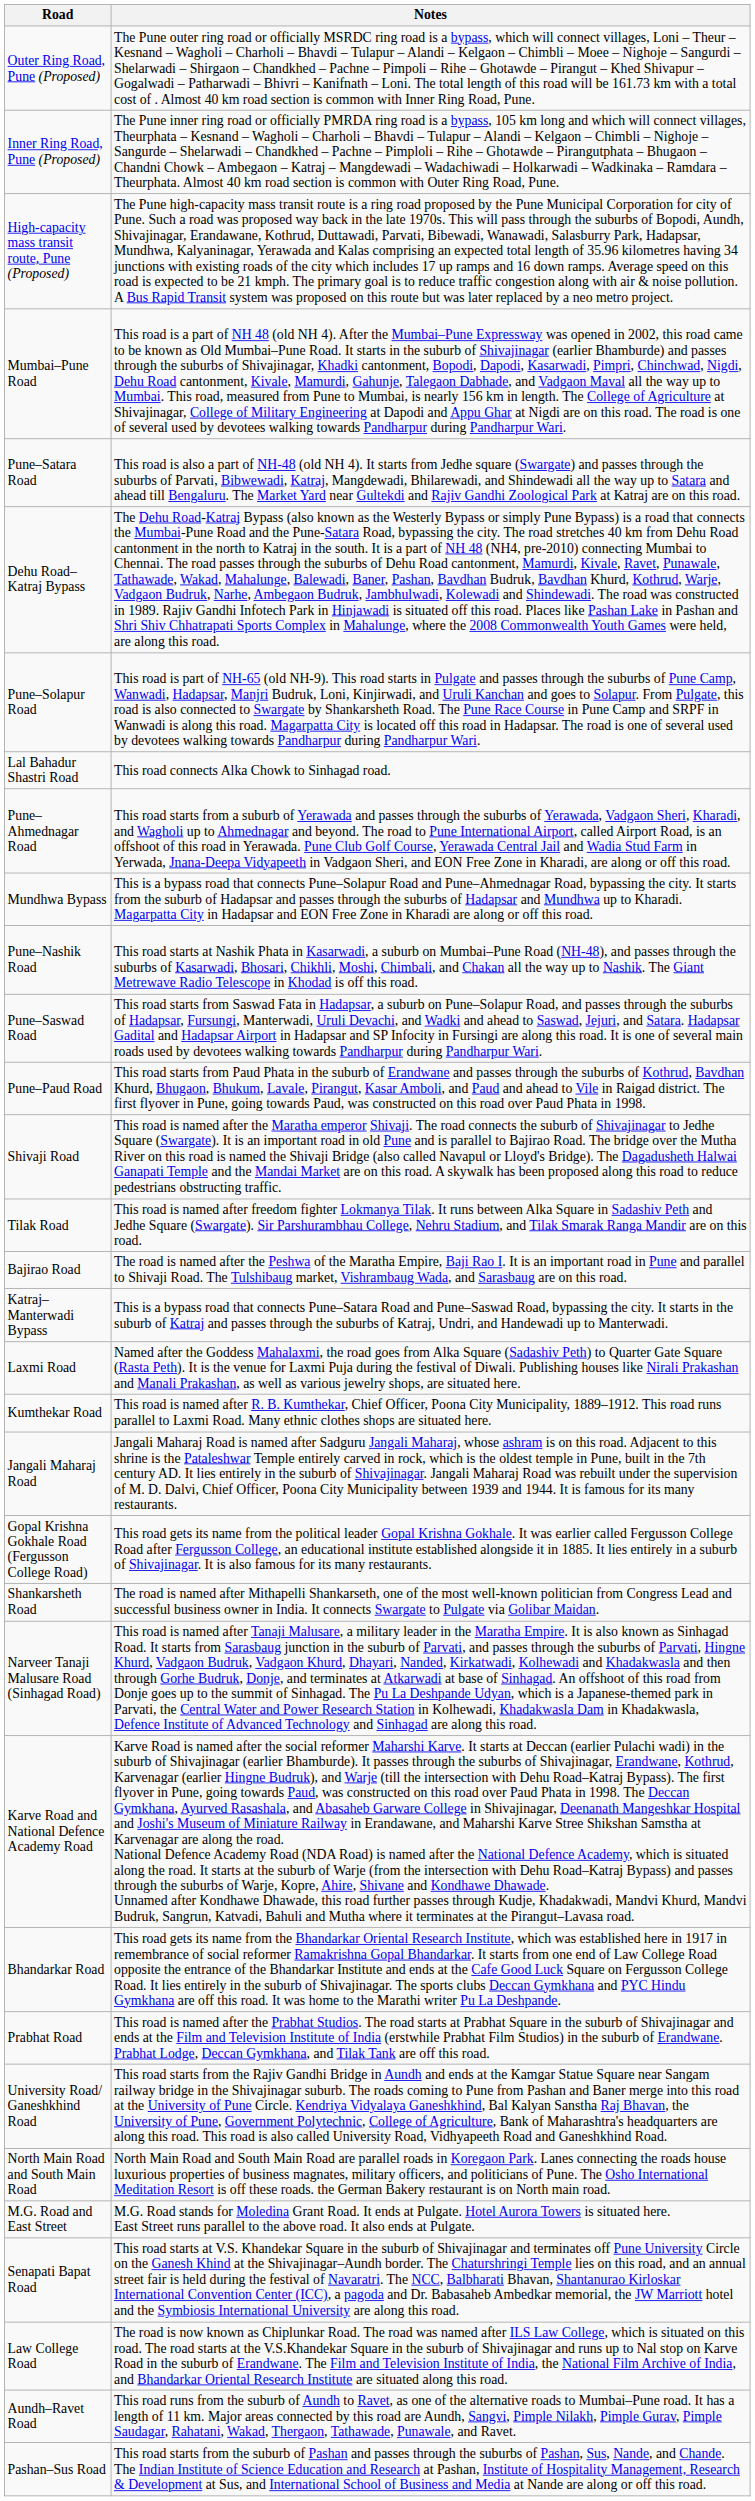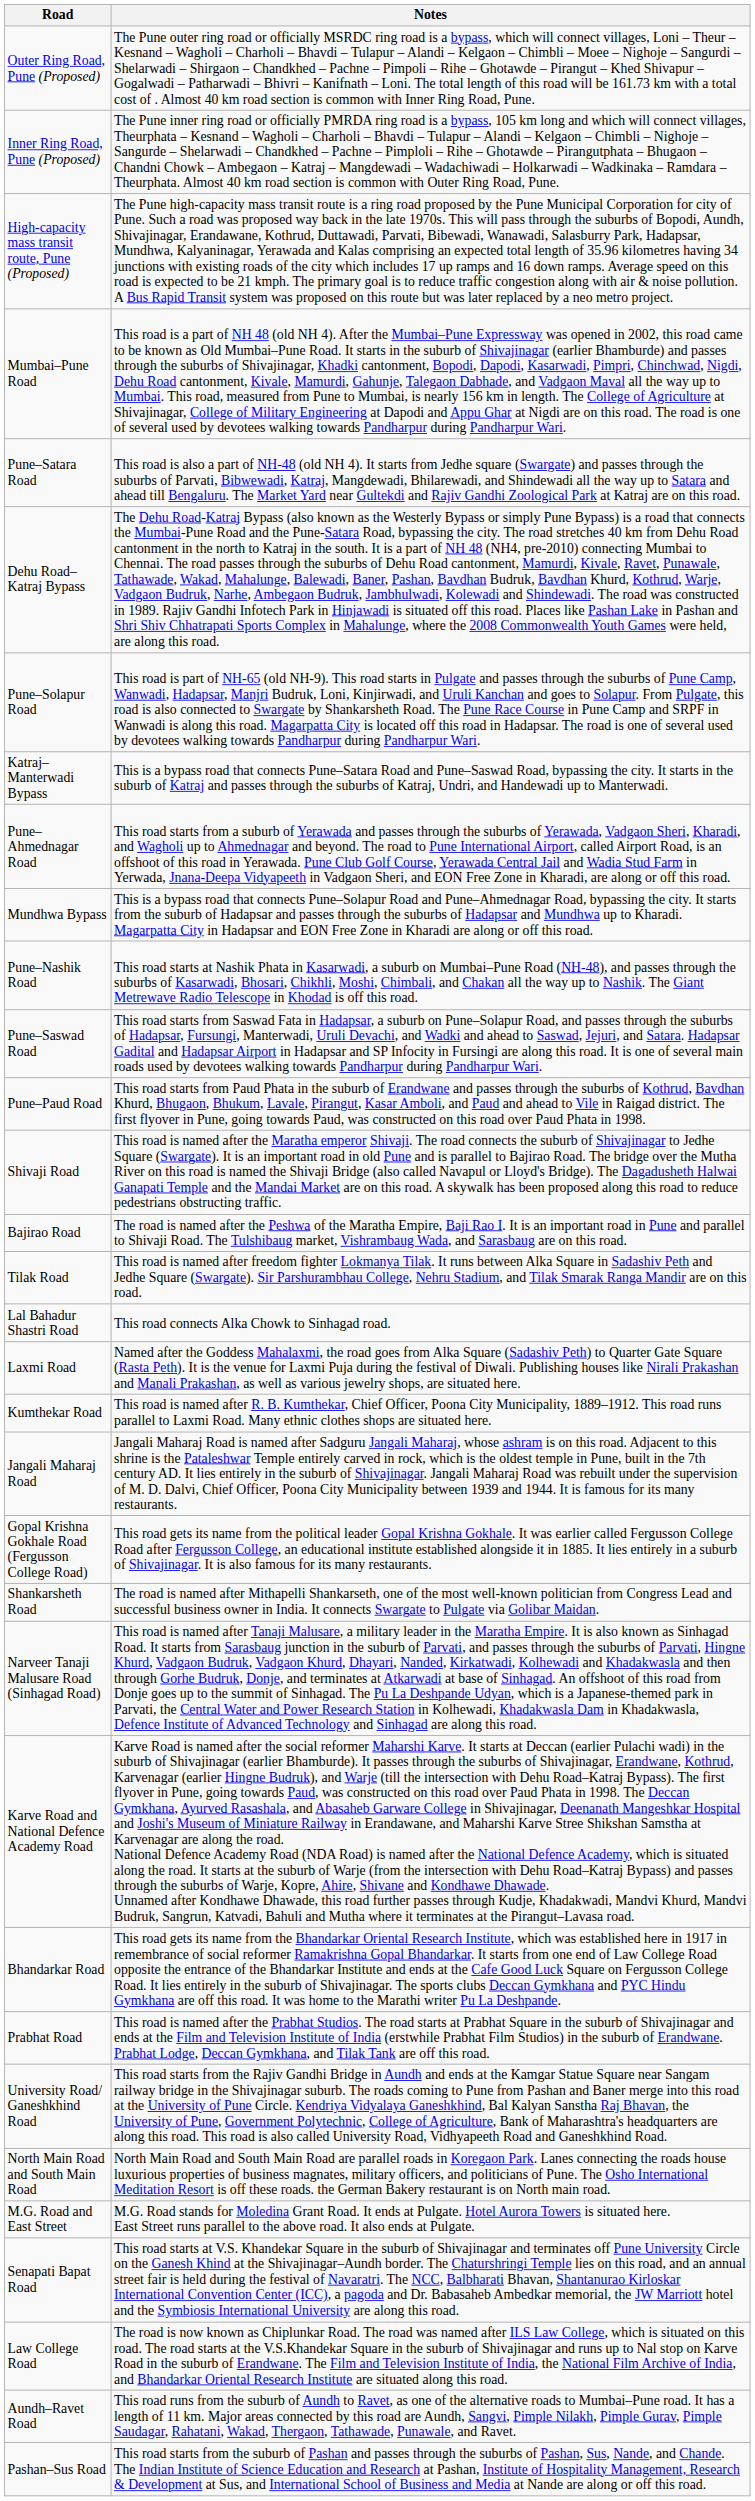rows swapped: (41, 1315) <-> (43, 770)
rows swapped: (44, 1270) <-> (38, 1225)
